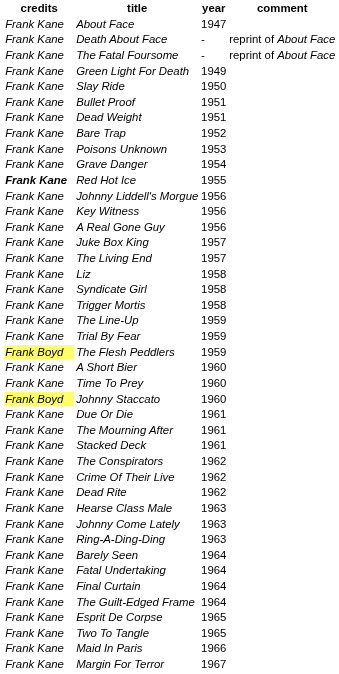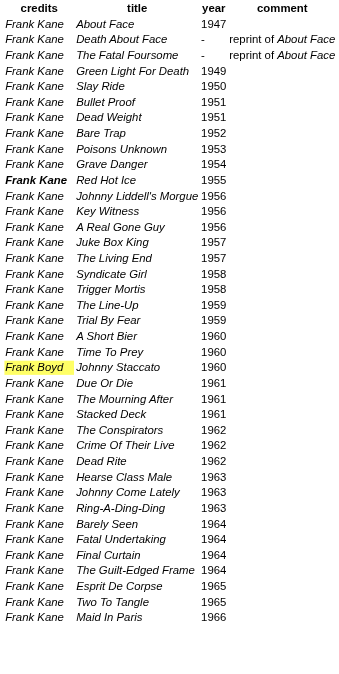- row: (83, 274)
- row: (125, 352)
- row: (120, 664)
